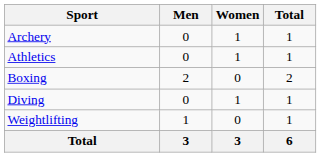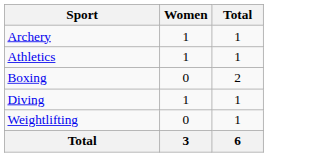- column: (186, 15)
